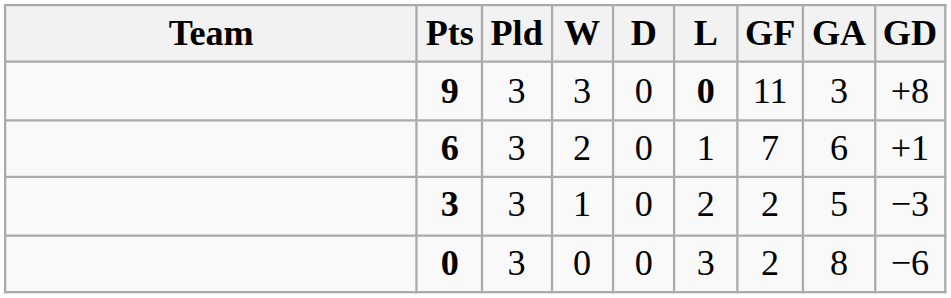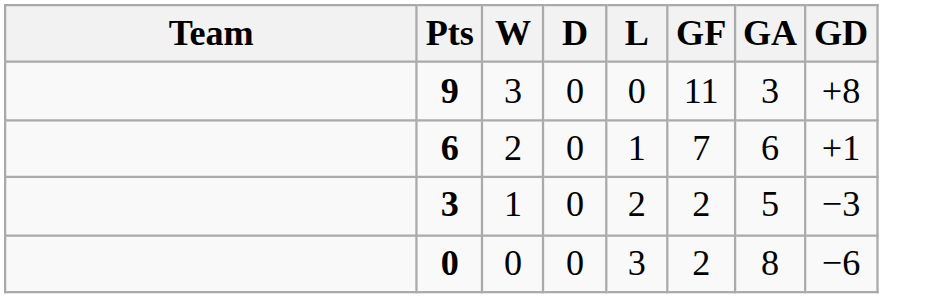- column: (517, 33)
(706, 90) bold -> (637, 90) normal
